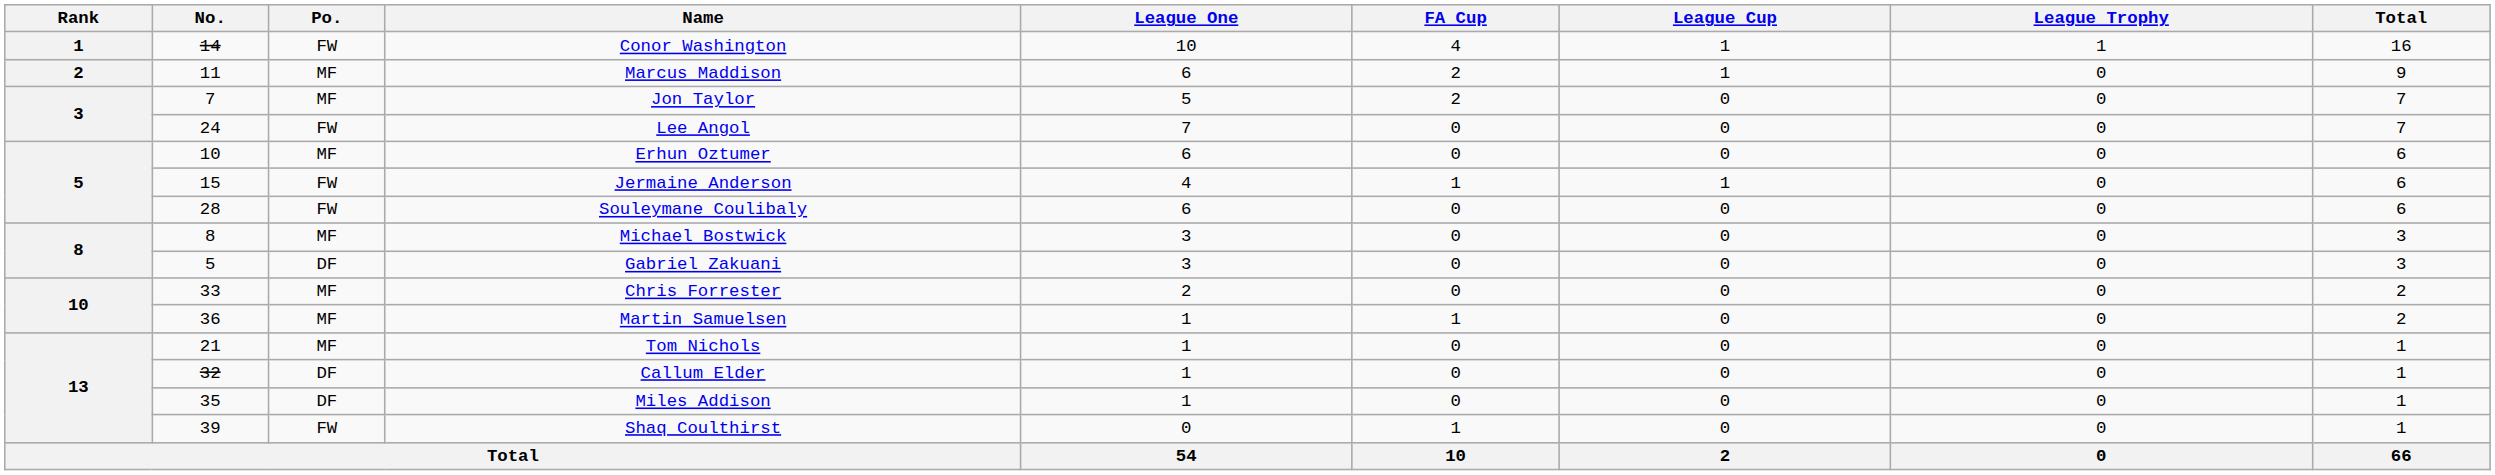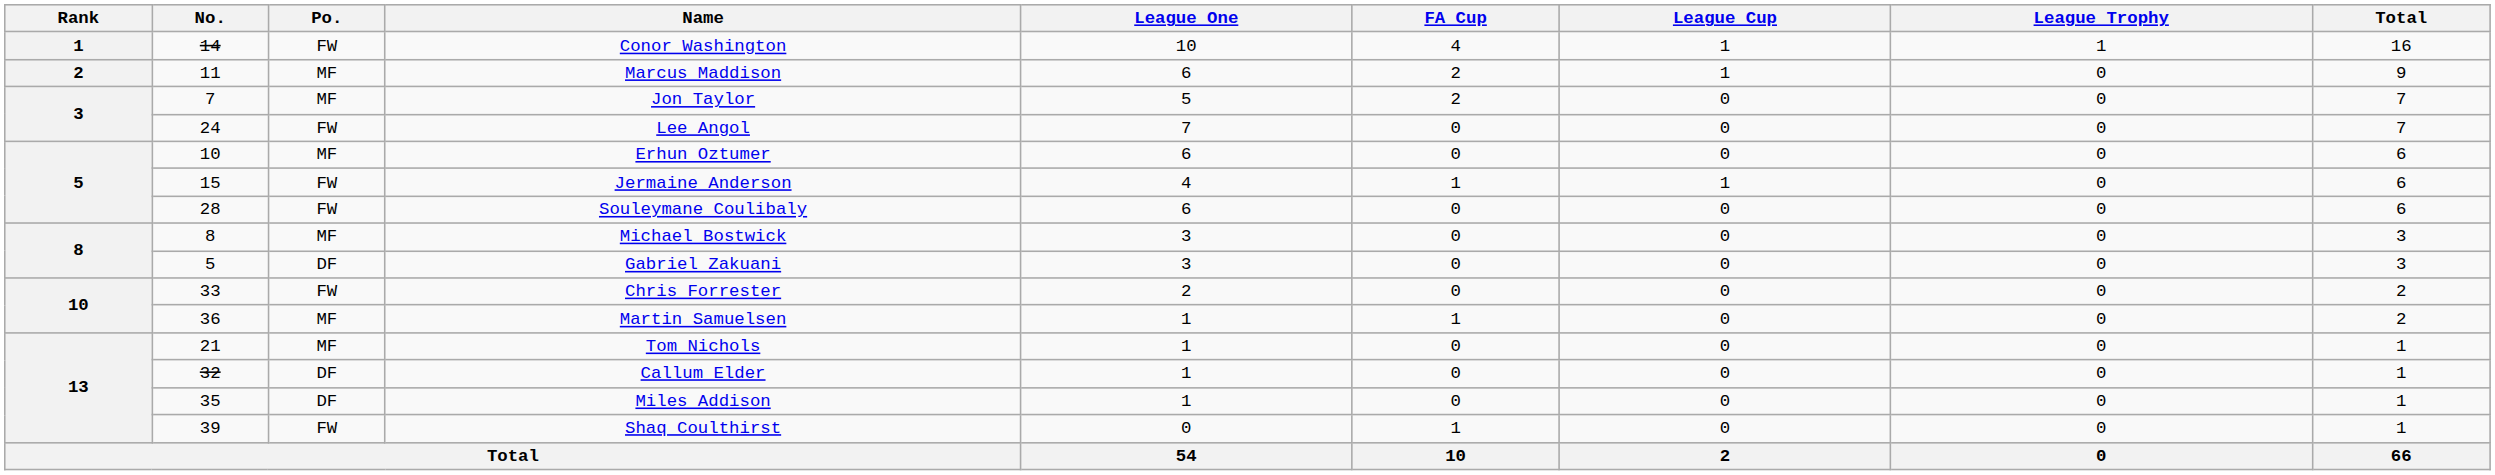(327, 292) MF -> (327, 292) FW
